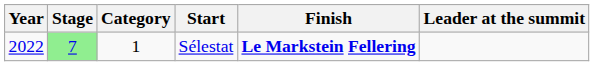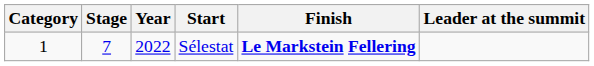columns swapped: (26, 18) <-> (136, 18)
(72, 46) lightgreen background -> (107, 46) no background
